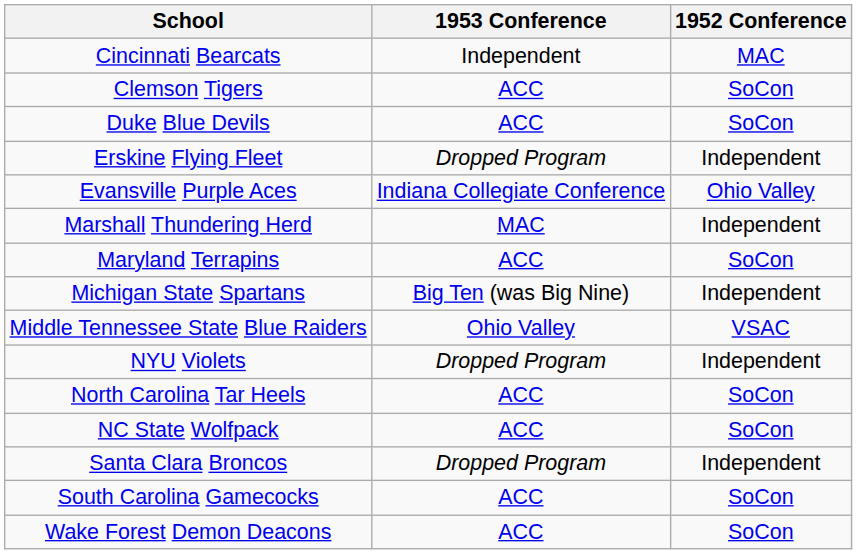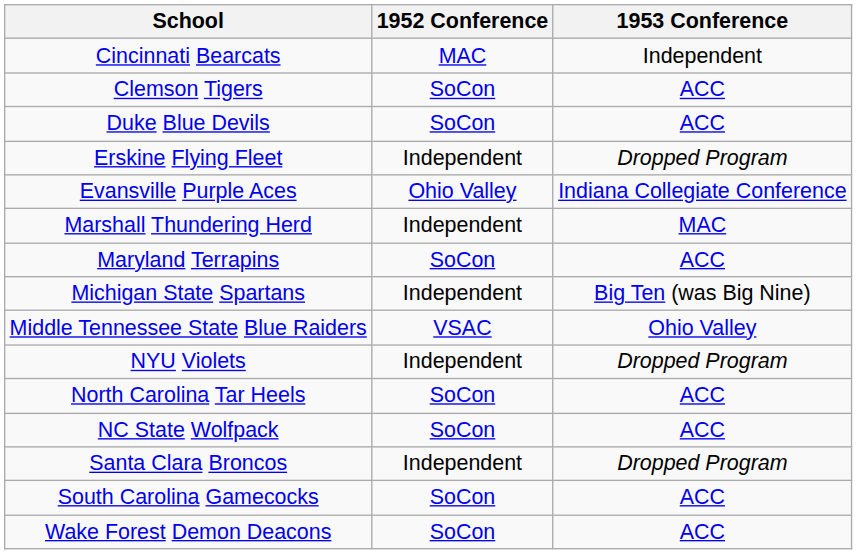columns swapped: (761, 21) <-> (521, 21)
